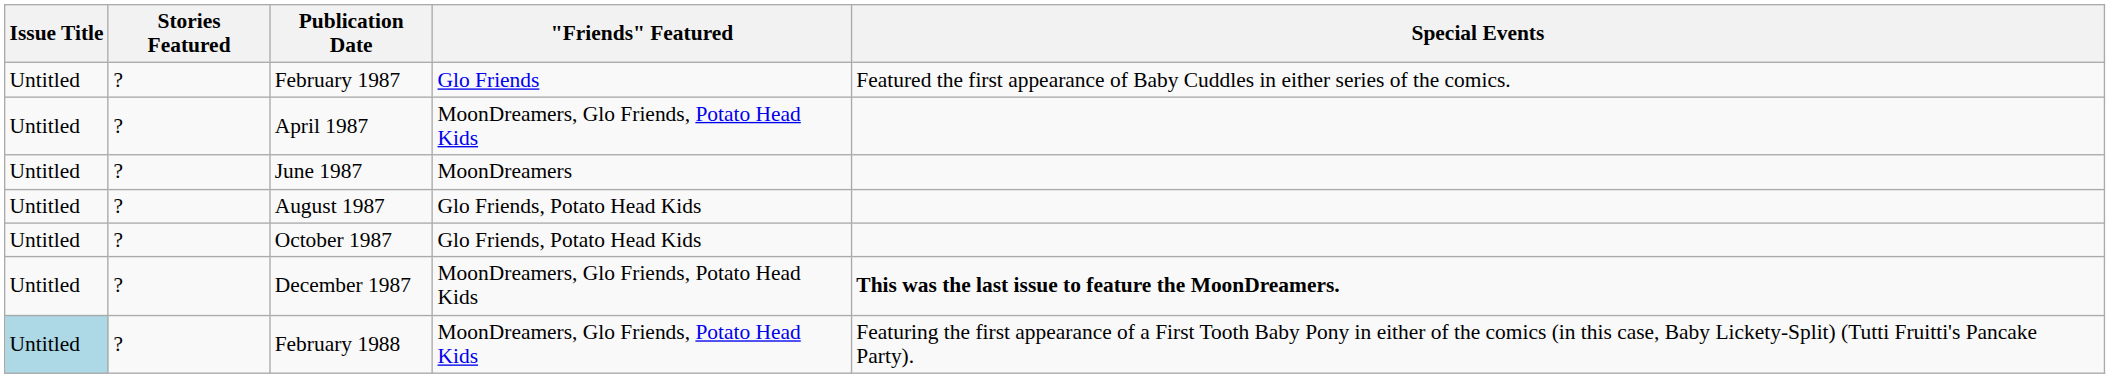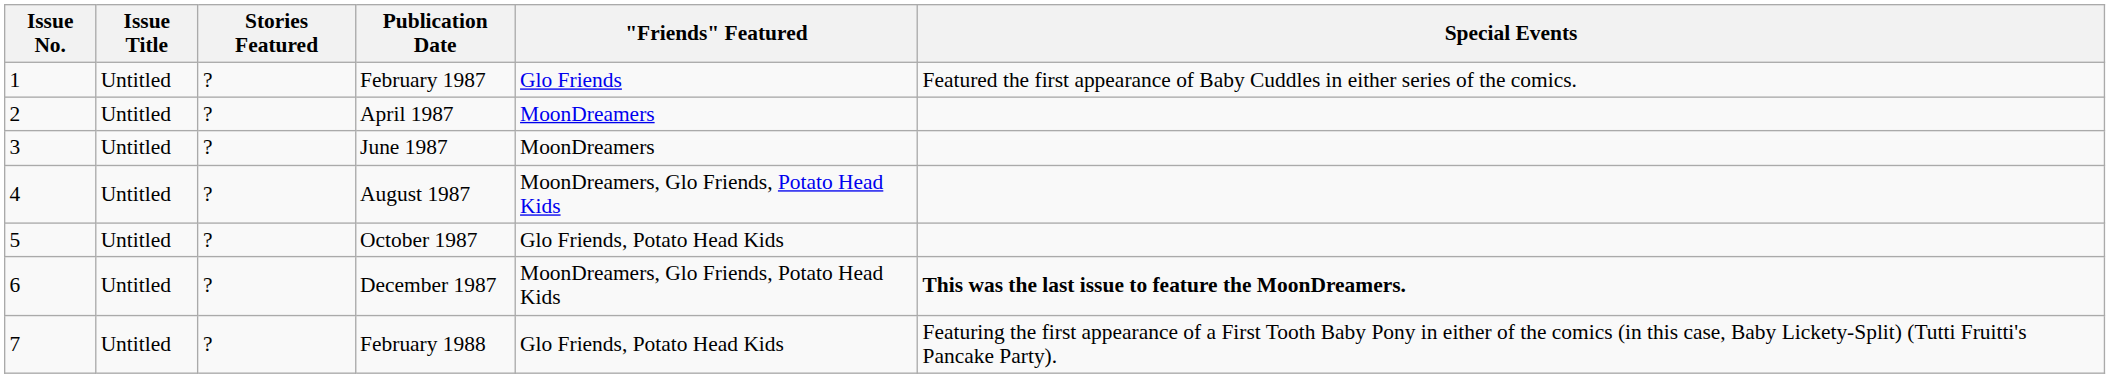+ column: (50, 33)
(619, 125) MoonDreamers, Glo Friends, Potato Head Kids -> (587, 113) MoonDreamers
(569, 205) Glo Friends, Potato Head Kids -> (702, 193) MoonDreamers, Glo Friends, Potato Head Kids
(45, 343) lightblue background -> (136, 343) no background
(619, 343) MoonDreamers, Glo Friends, Potato Head Kids -> (652, 343) Glo Friends, Potato Head Kids
